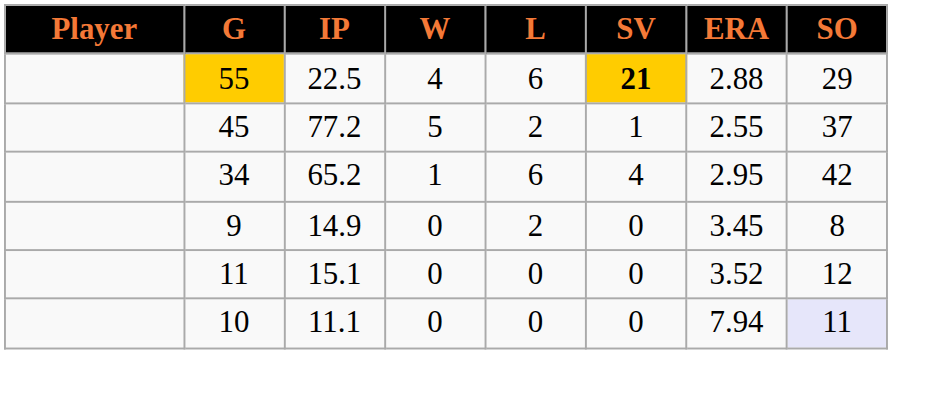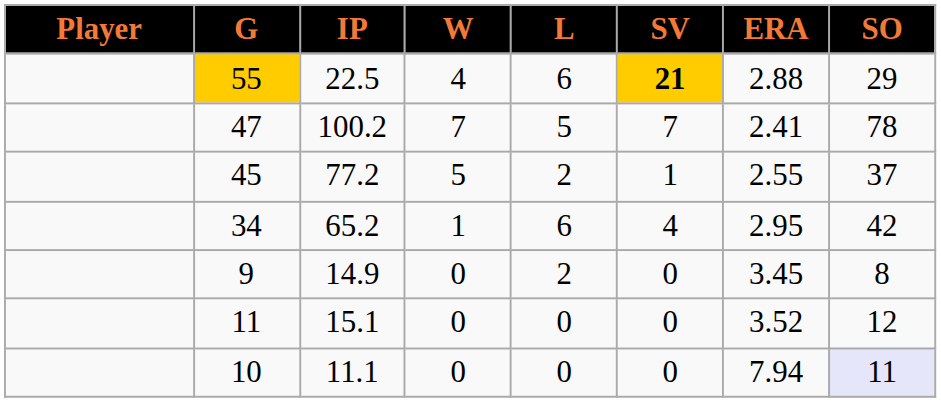+ row: (246, 126)
